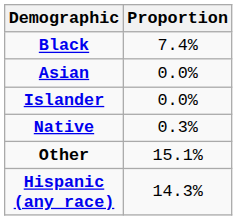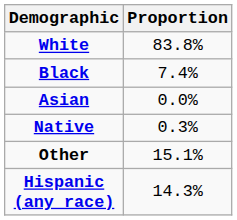+ row: (64, 46)
- row: (64, 100)
